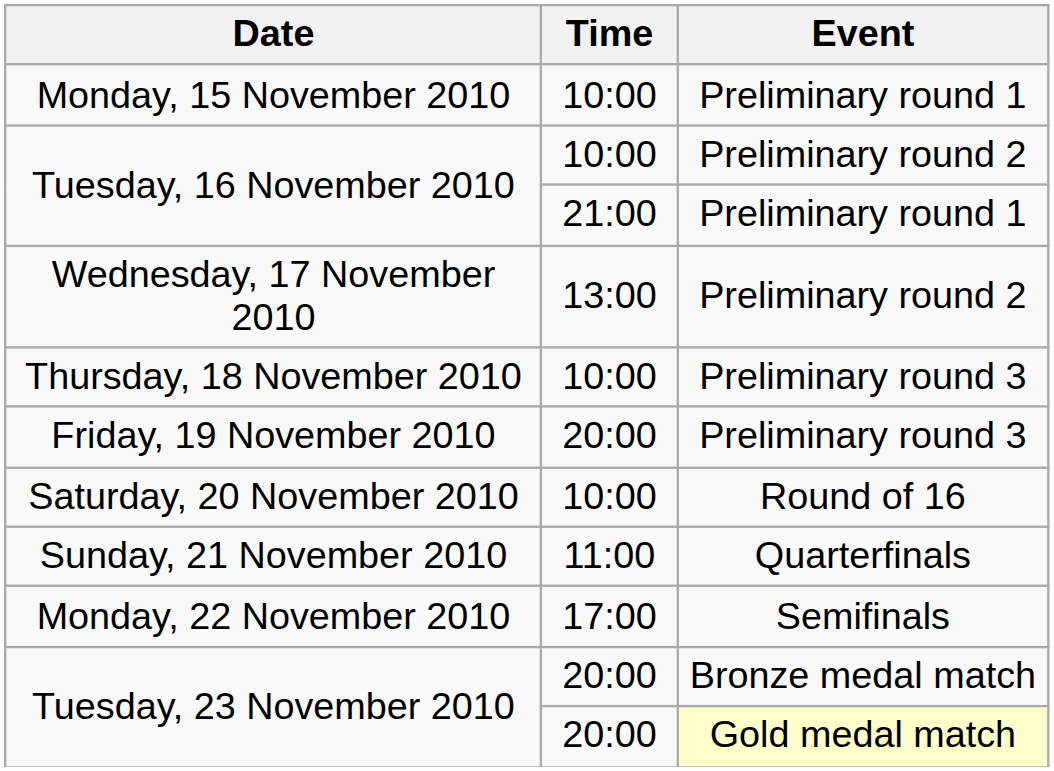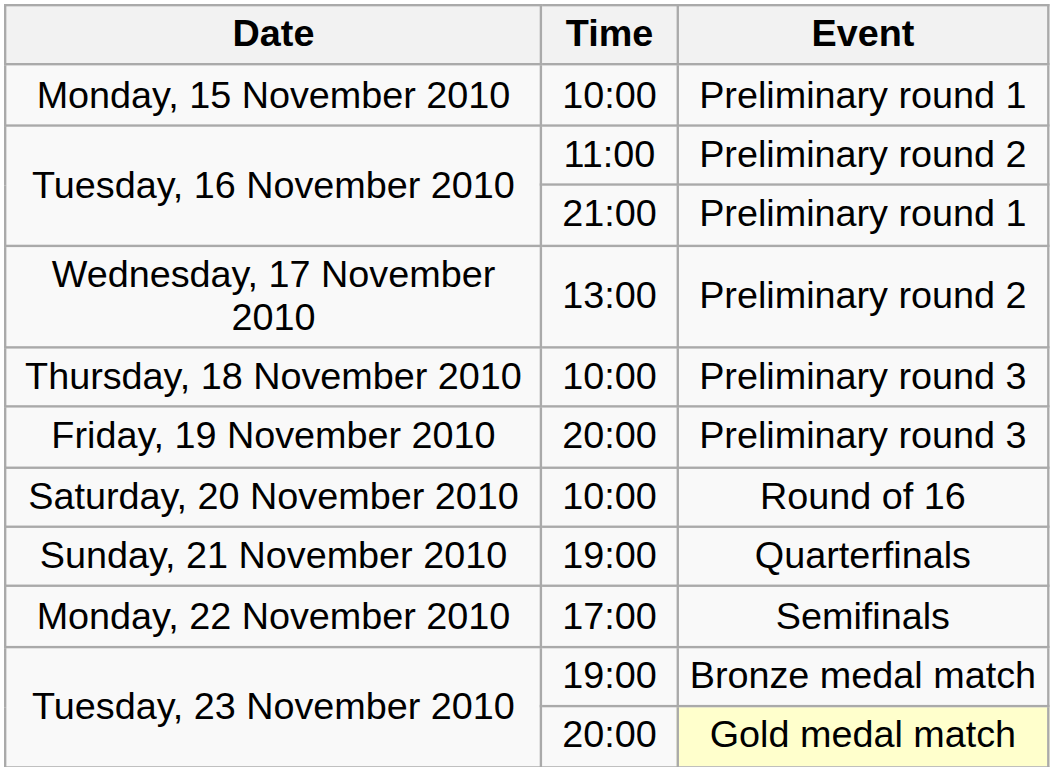(609, 154) 10:00 -> (609, 154) 11:00
(609, 556) 11:00 -> (609, 556) 19:00
(609, 675) 20:00 -> (609, 675) 19:00
